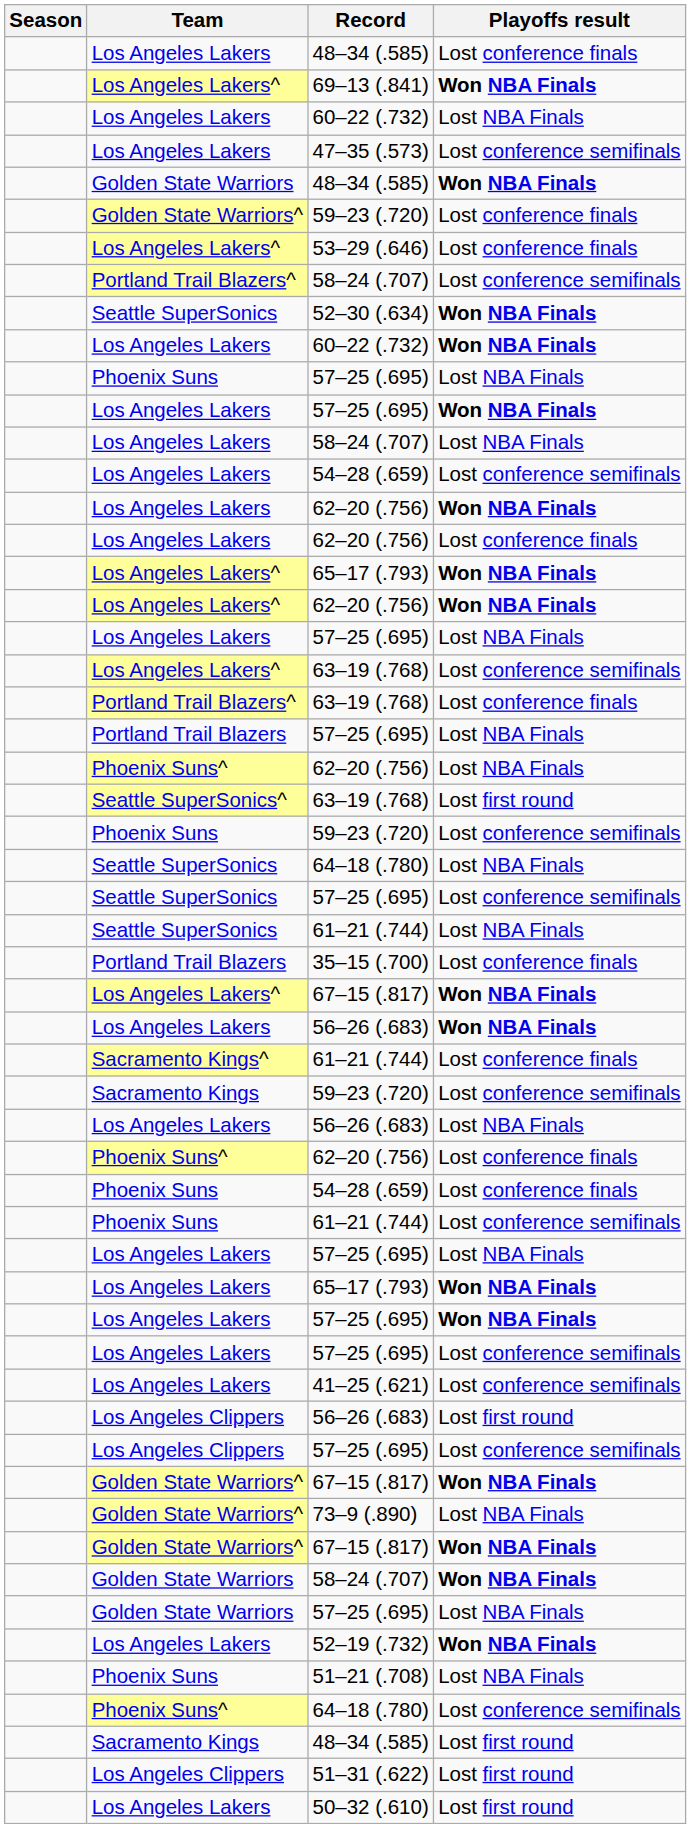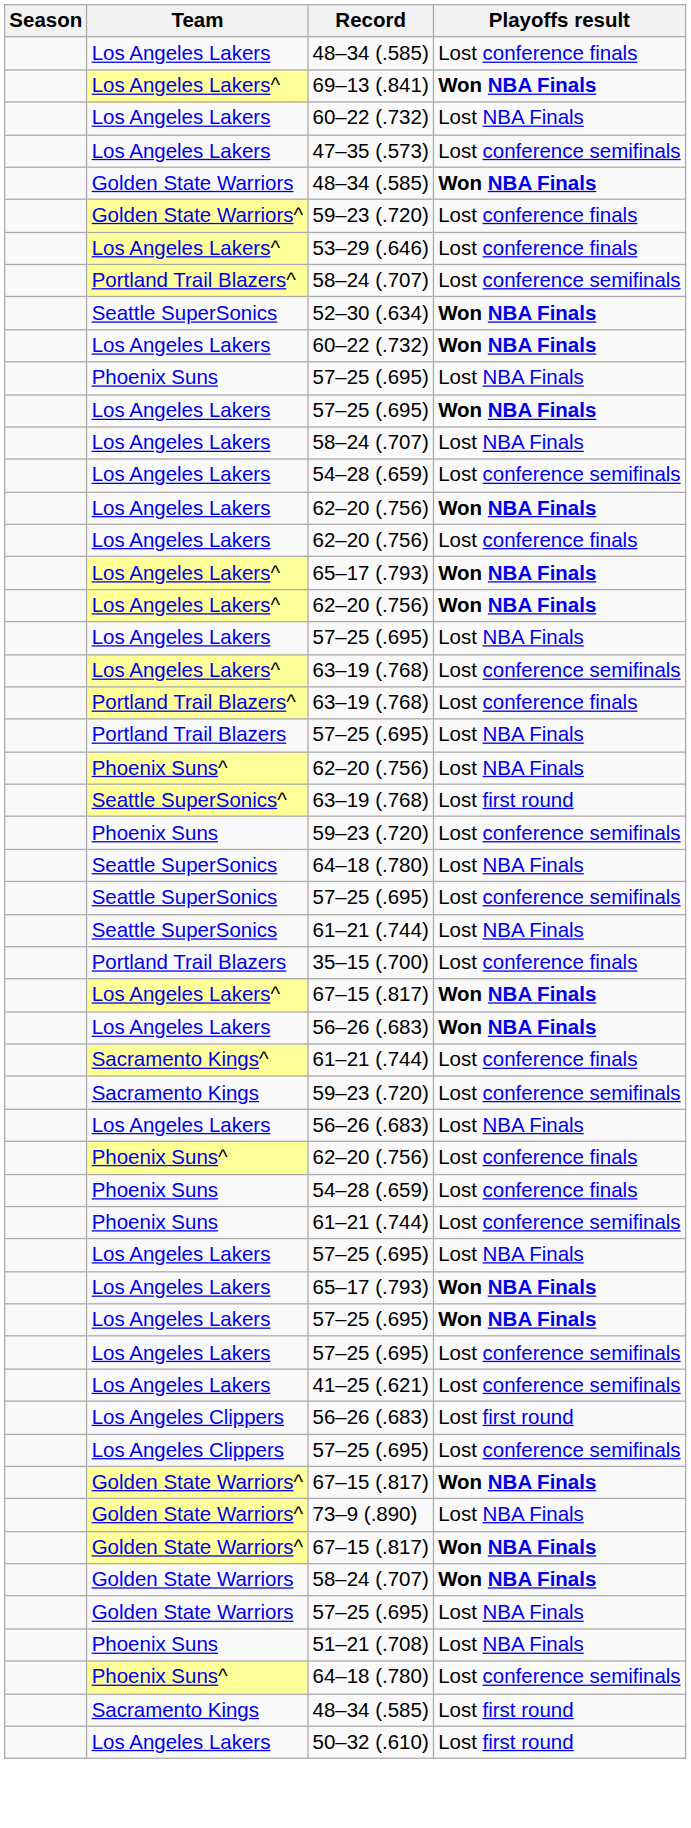- row: (181, 1644)
- row: (188, 1774)
